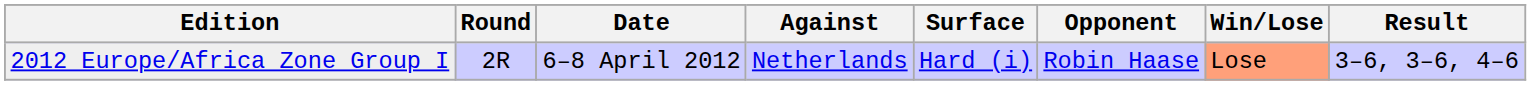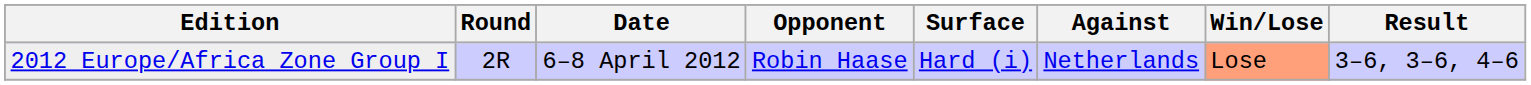columns swapped: (830, 23) <-> (1121, 23)
